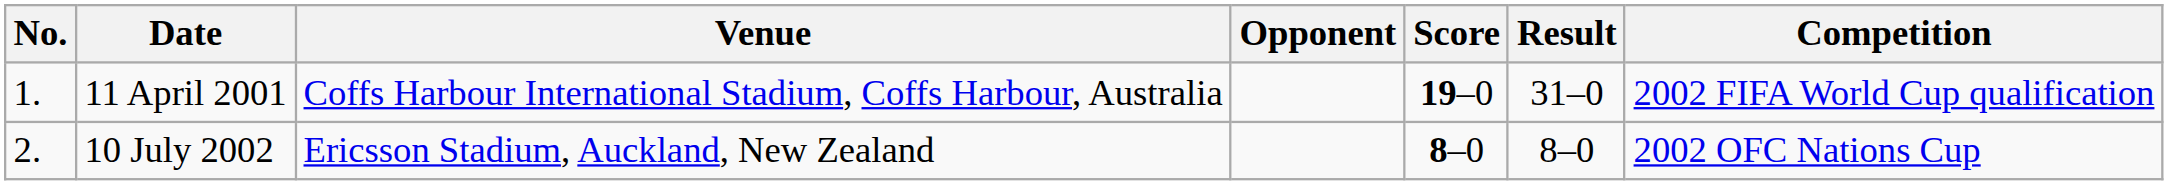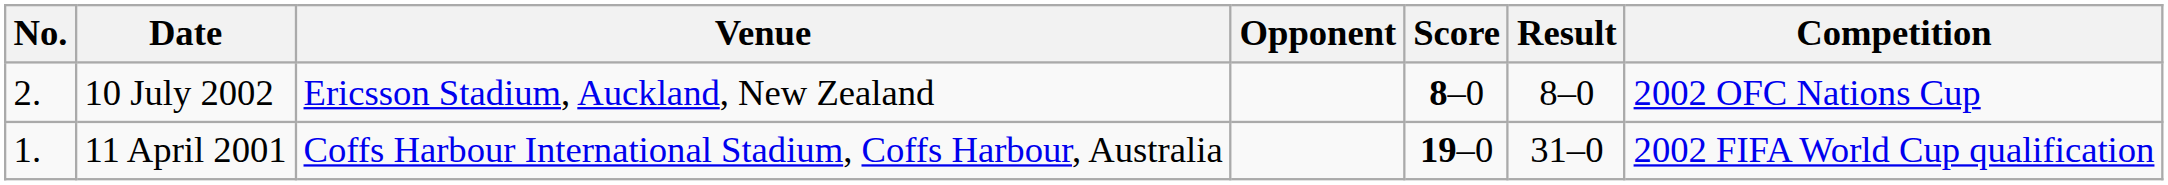rows swapped: (186, 91) <-> (179, 149)
